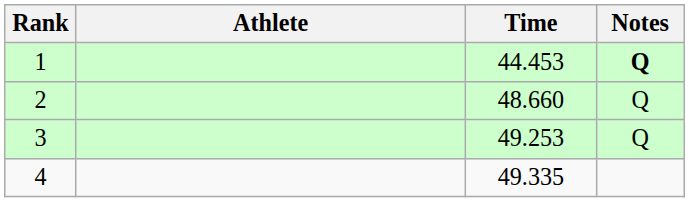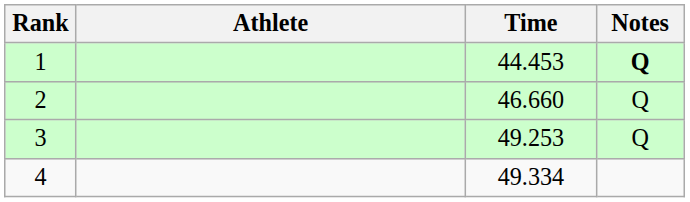(531, 100) 48.660 -> (531, 100) 46.660
(531, 176) 49.335 -> (531, 176) 49.334
